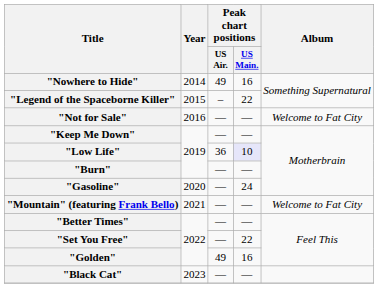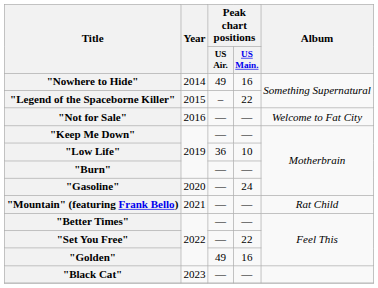(247, 152) lavender background -> (247, 152) no background
(317, 204) Welcome to Fat City -> (317, 204) Rat Child
